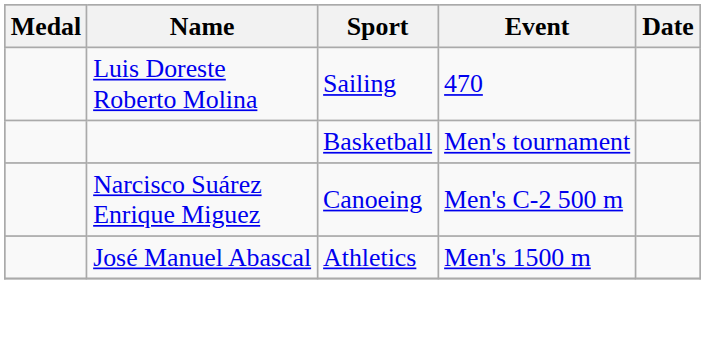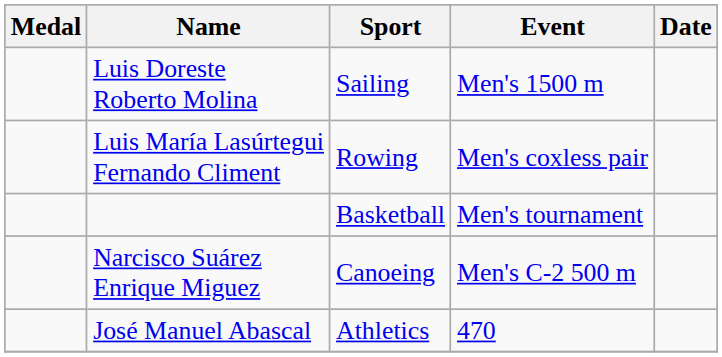(463, 83) 470 -> (530, 83) Men's 1500 m
+ row: (209, 157)
(517, 257) Men's 1500 m -> (476, 330) 470
